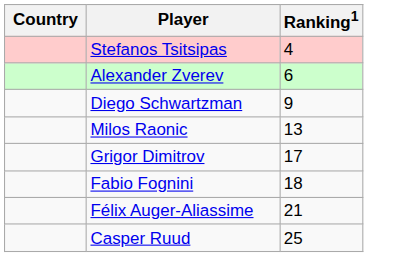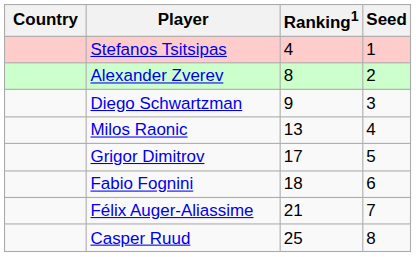+ column: (387, 20)
(288, 76) 6 -> (288, 76) 8
